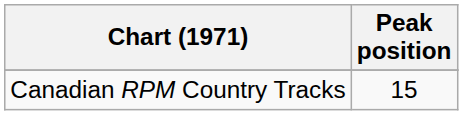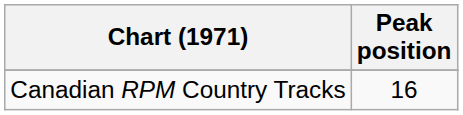(404, 89) 15 -> (404, 89) 16
